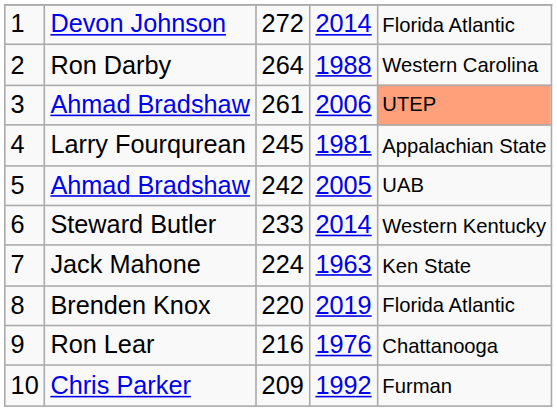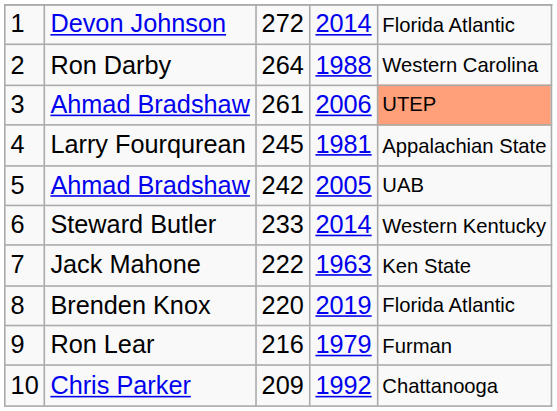(283, 265) 224 -> (283, 265) 222
(344, 345) 1976 -> (344, 345) 1979
(440, 346) Chattanooga -> (417, 346) Furman
(417, 386) Furman -> (440, 386) Chattanooga
